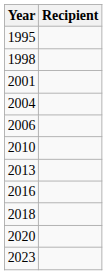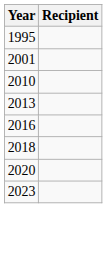- row: (22, 59)
- row: (22, 103)
- row: (22, 125)
